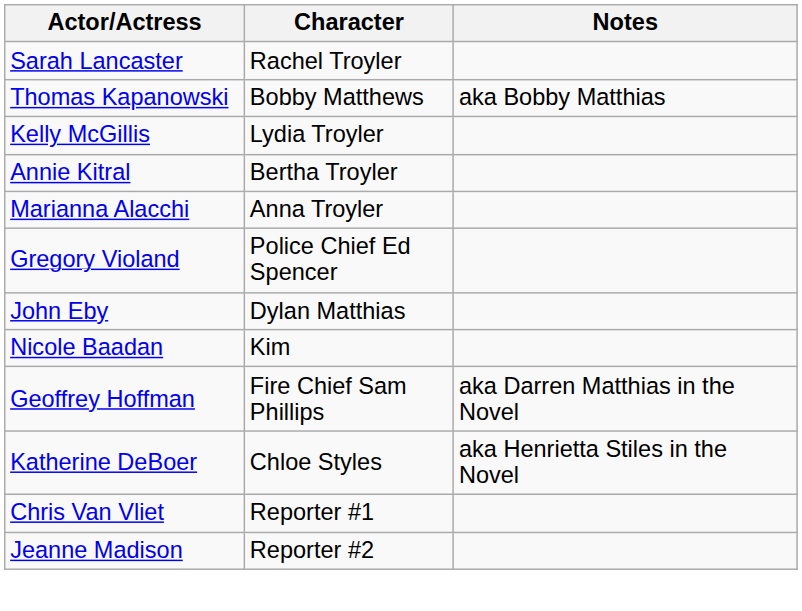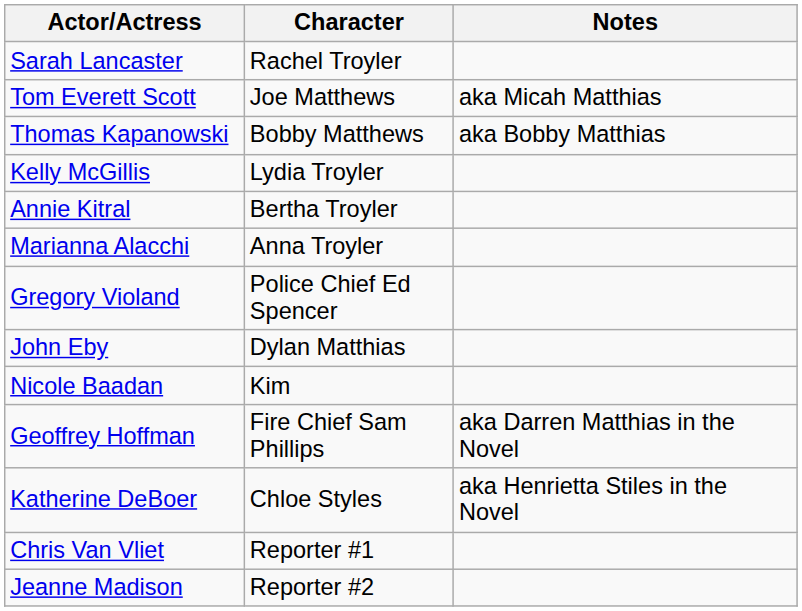+ row: (103, 97)
